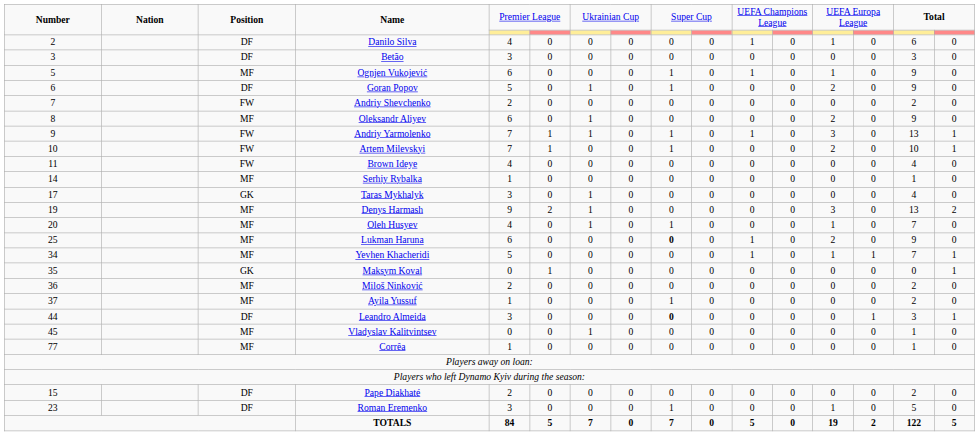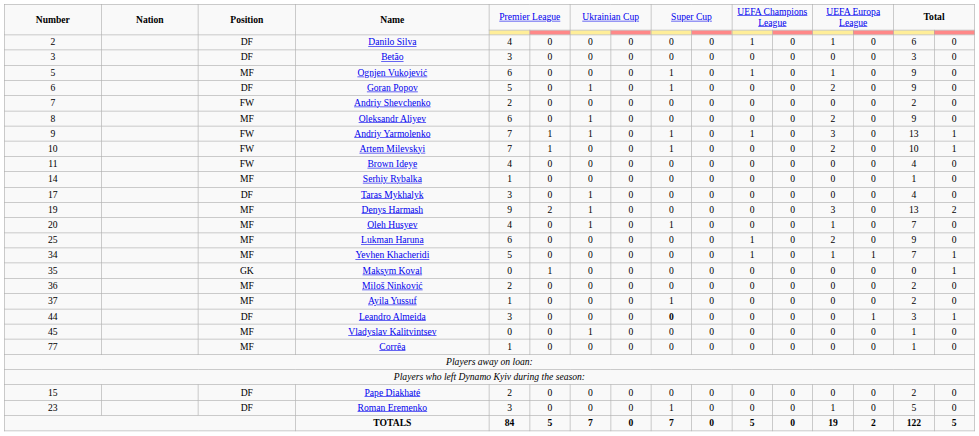(247, 194) GK -> (247, 194) DF
(671, 240) bold -> (671, 240) normal
